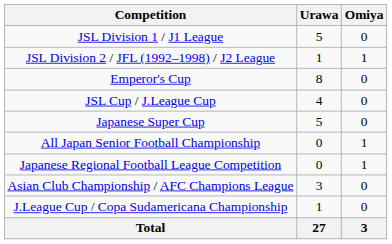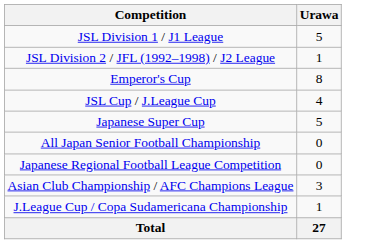- column: (364, 15)
